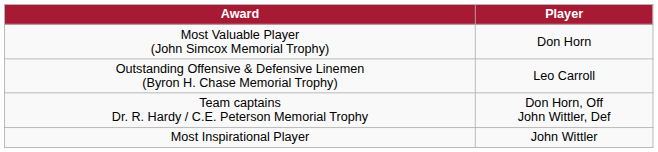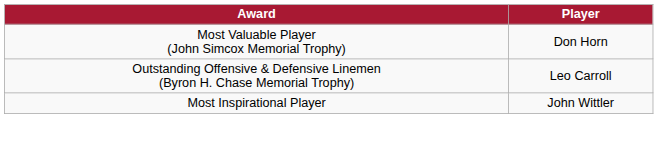- row: (240, 110)
